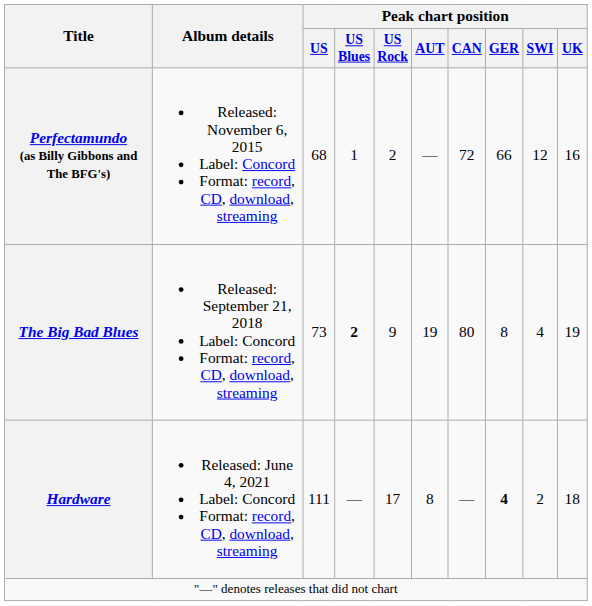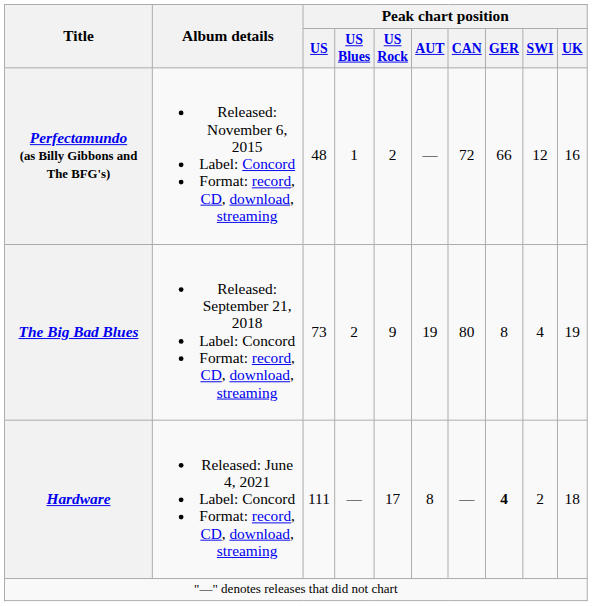(319, 156) 68 -> (319, 156) 48
(354, 332) bold -> (354, 332) normal
